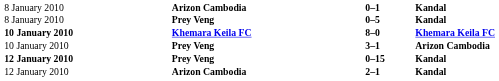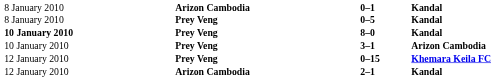(212, 33) Khemara Keila FC -> (197, 33) Prey Veng
(455, 33) Khemara Keila FC -> (427, 33) Kandal
(39, 58) bold -> (36, 58) normal
(431, 58) Kandal -> (451, 58) Khemara Keila FC
